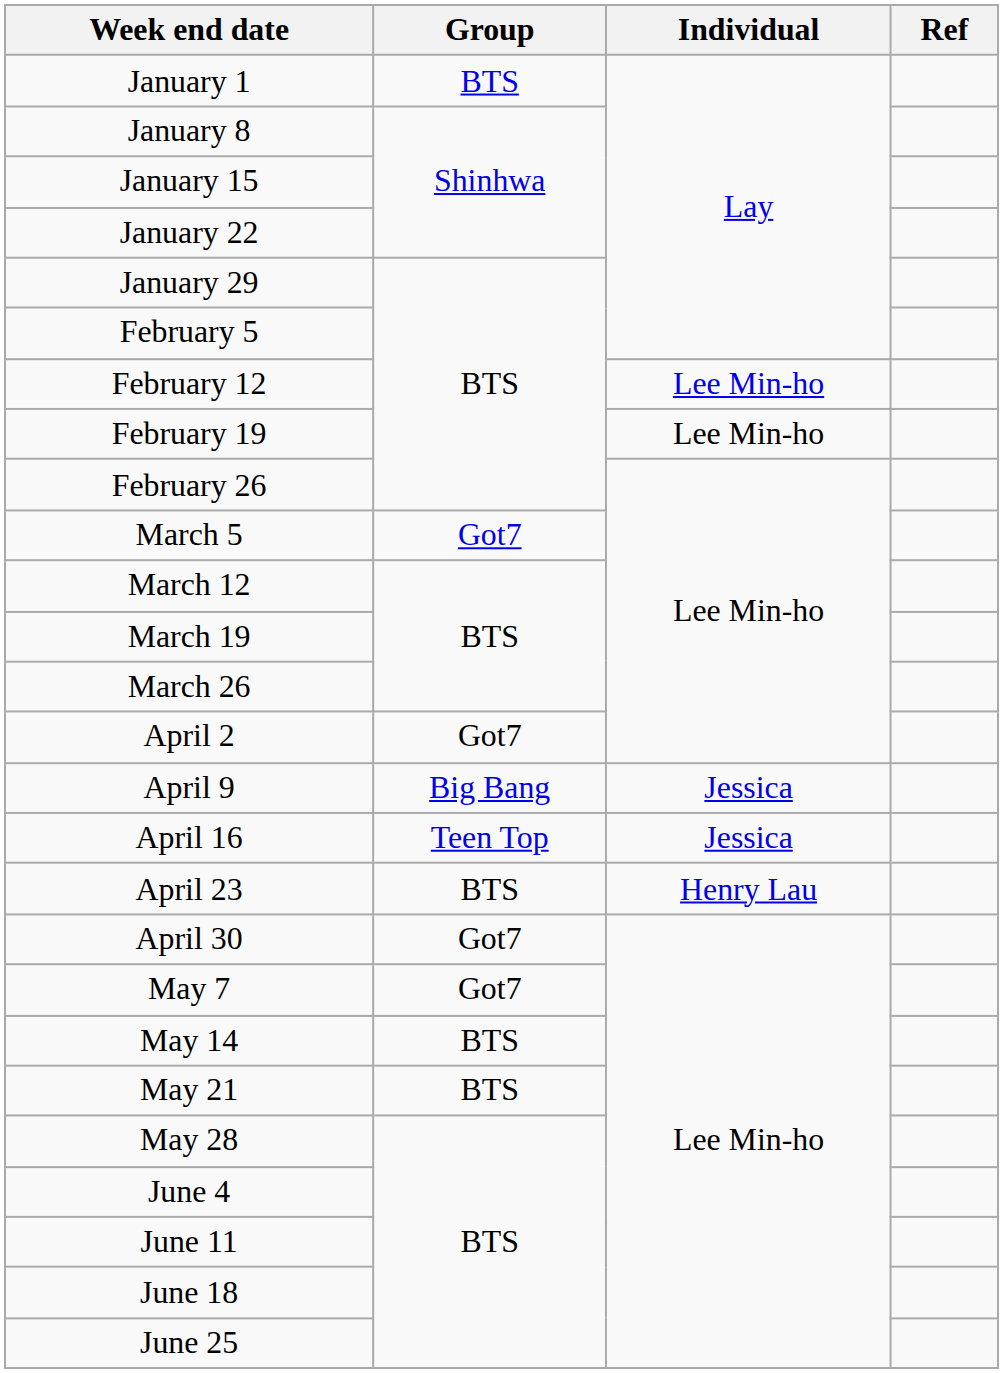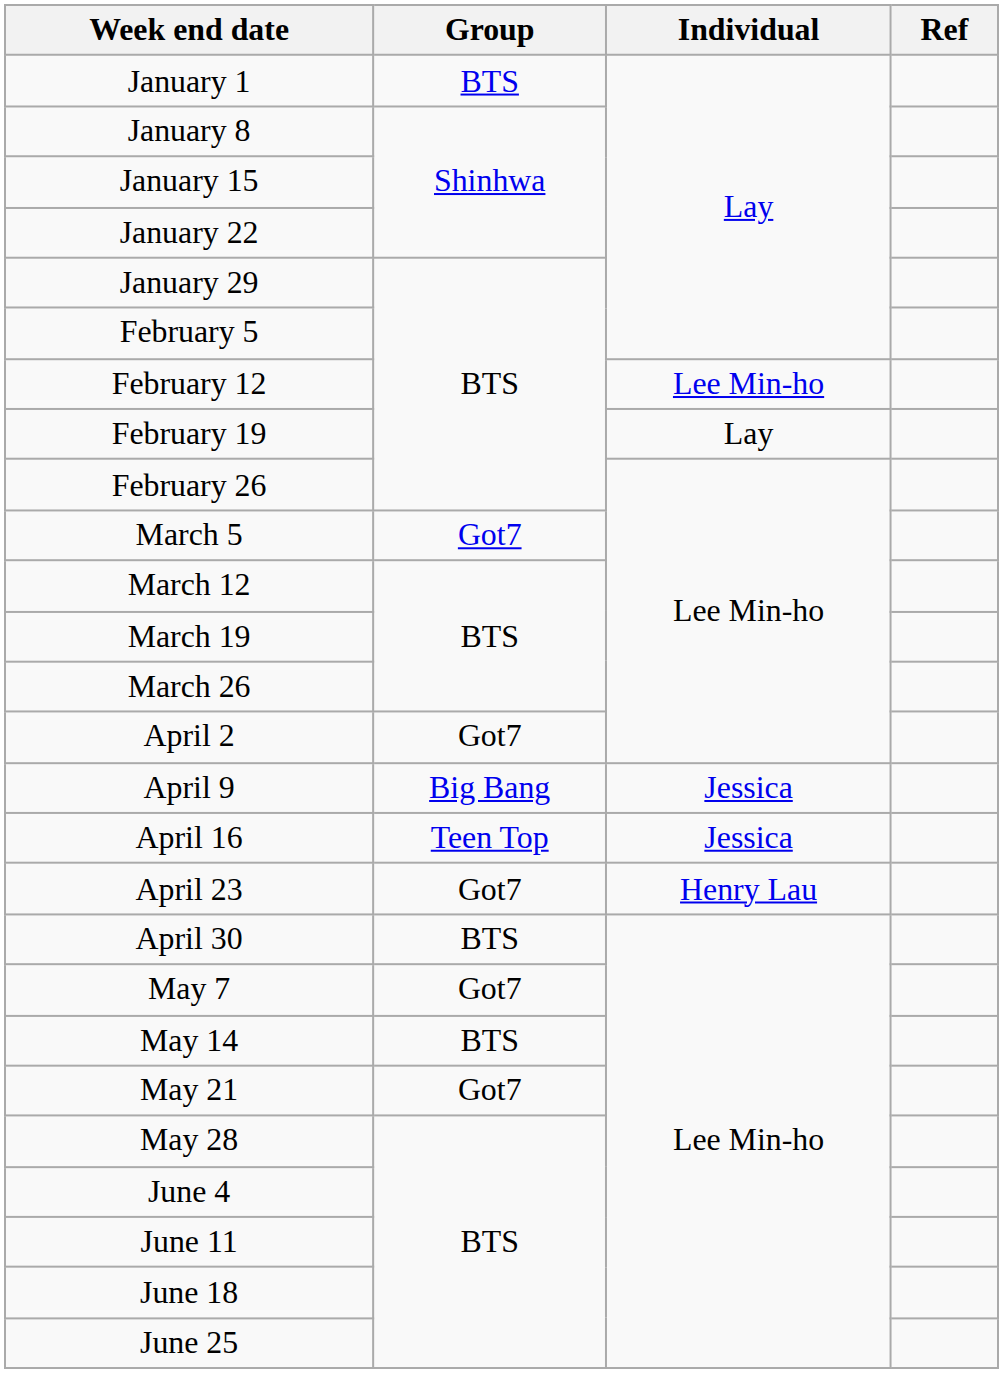(749, 433) Lee Min-ho -> (749, 433) Lay
(490, 888) BTS -> (490, 888) Got7
(490, 938) Got7 -> (490, 938) BTS
(490, 1090) BTS -> (490, 1090) Got7
